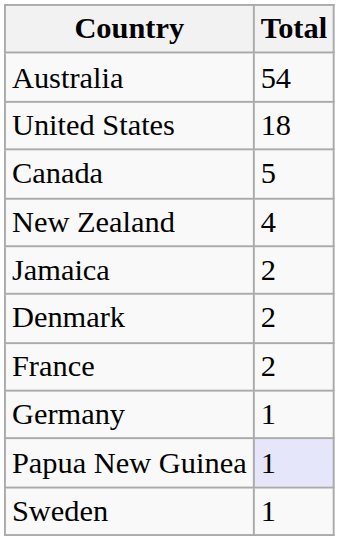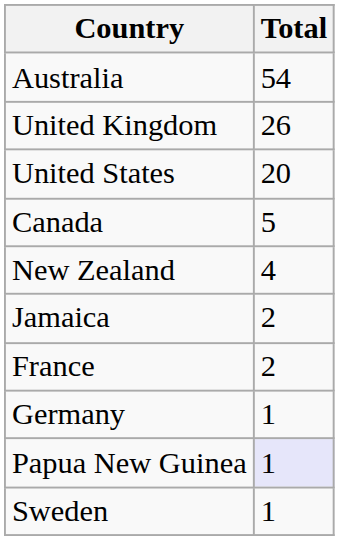+ row: (115, 125)
(276, 125) 18 -> (276, 173) 20
- row: (69, 317)
